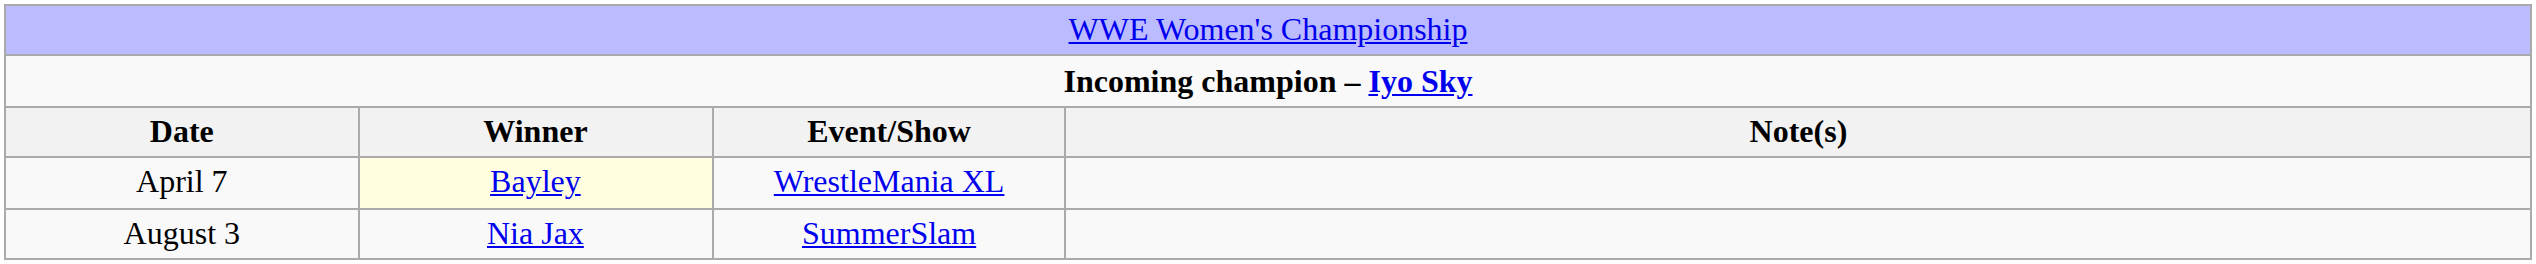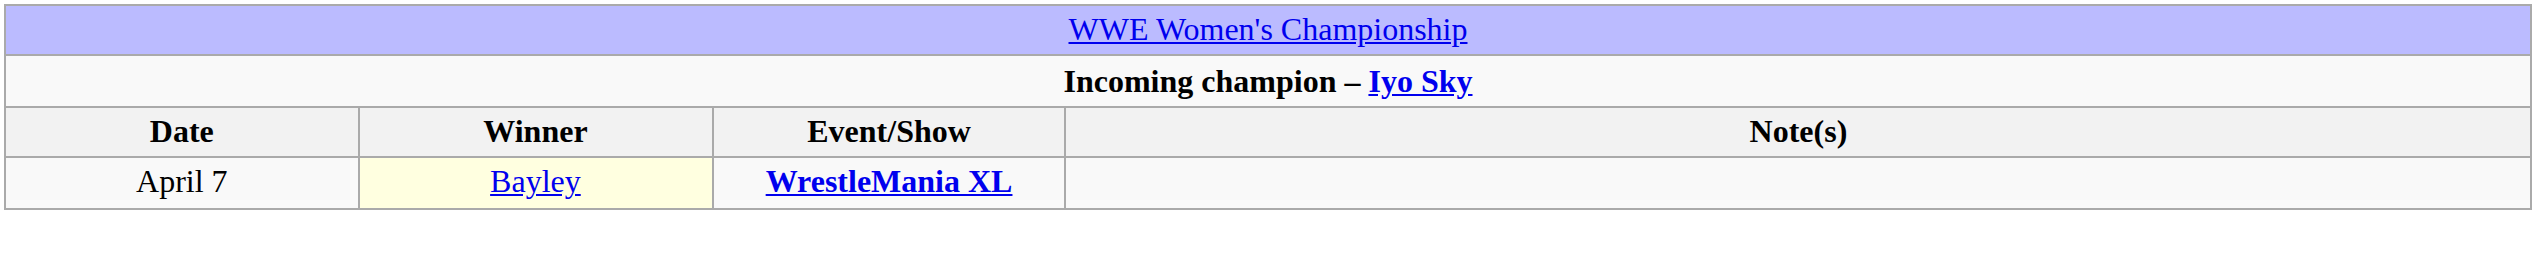(889, 182) normal -> (889, 182) bold
- row: (182, 232)
